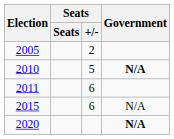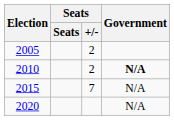(92, 69) 5 -> (92, 69) 2
- row: (27, 87)
(92, 106) 6 -> (92, 87) 7
(135, 124) bold -> (135, 106) normal
